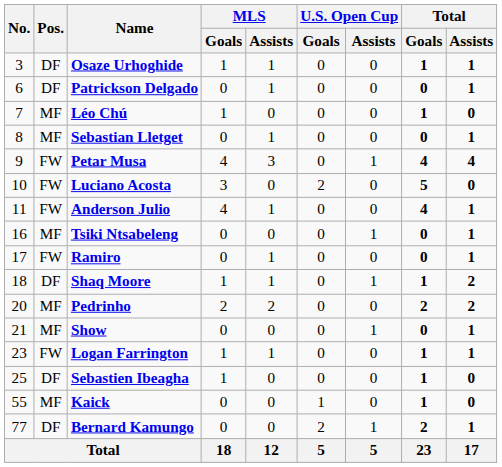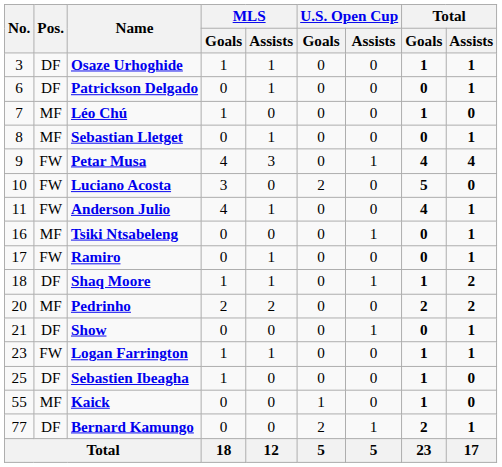(51, 329) MF -> (51, 329) DF
